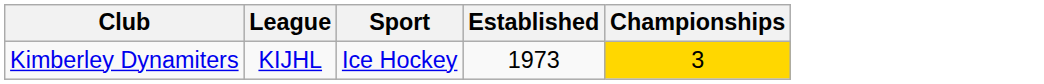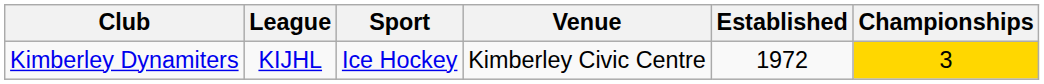+ column: (587, 23)
(534, 60) 1973 -> (782, 60) 1972
